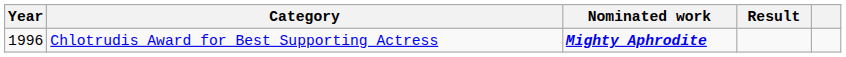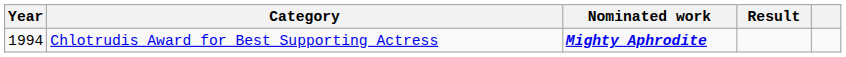(26, 40) 1996 -> (26, 40) 1994
